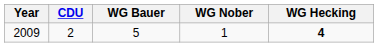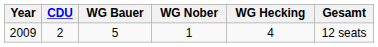+ column: (344, 13)
(321, 32) bold -> (270, 32) normal
